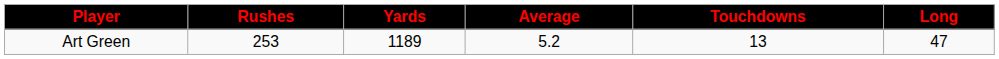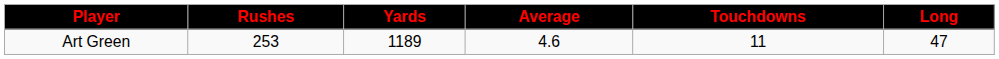(549, 41) 5.2 -> (549, 41) 4.6
(758, 41) 13 -> (758, 41) 11
